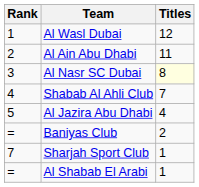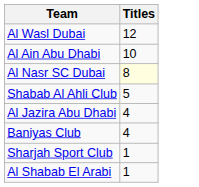- column: (23, 14)
(165, 53) 11 -> (130, 53) 10
(162, 93) 7 -> (126, 93) 5
(162, 133) 2 -> (126, 133) 4
